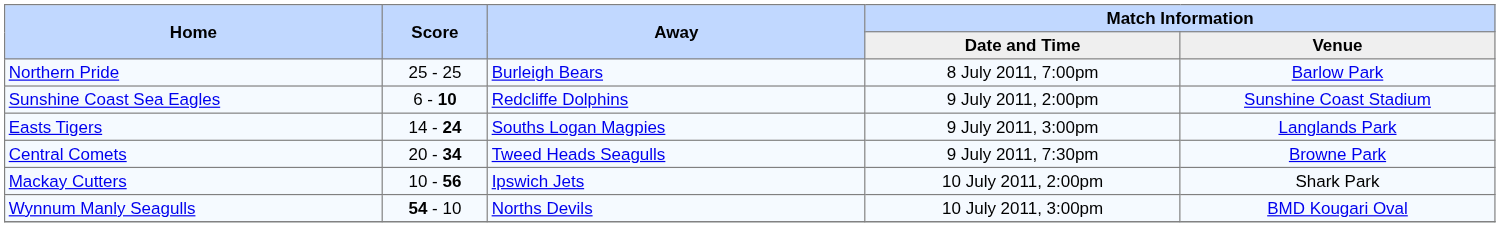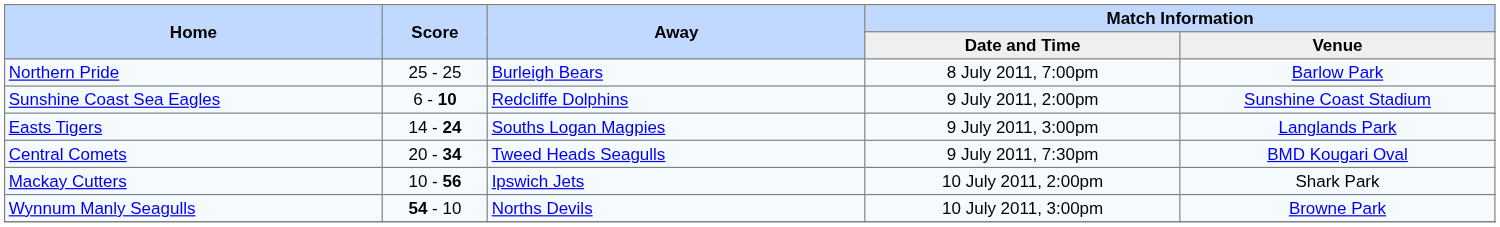(1338, 154) Browne Park -> (1338, 154) BMD Kougari Oval
(1338, 208) BMD Kougari Oval -> (1338, 208) Browne Park
